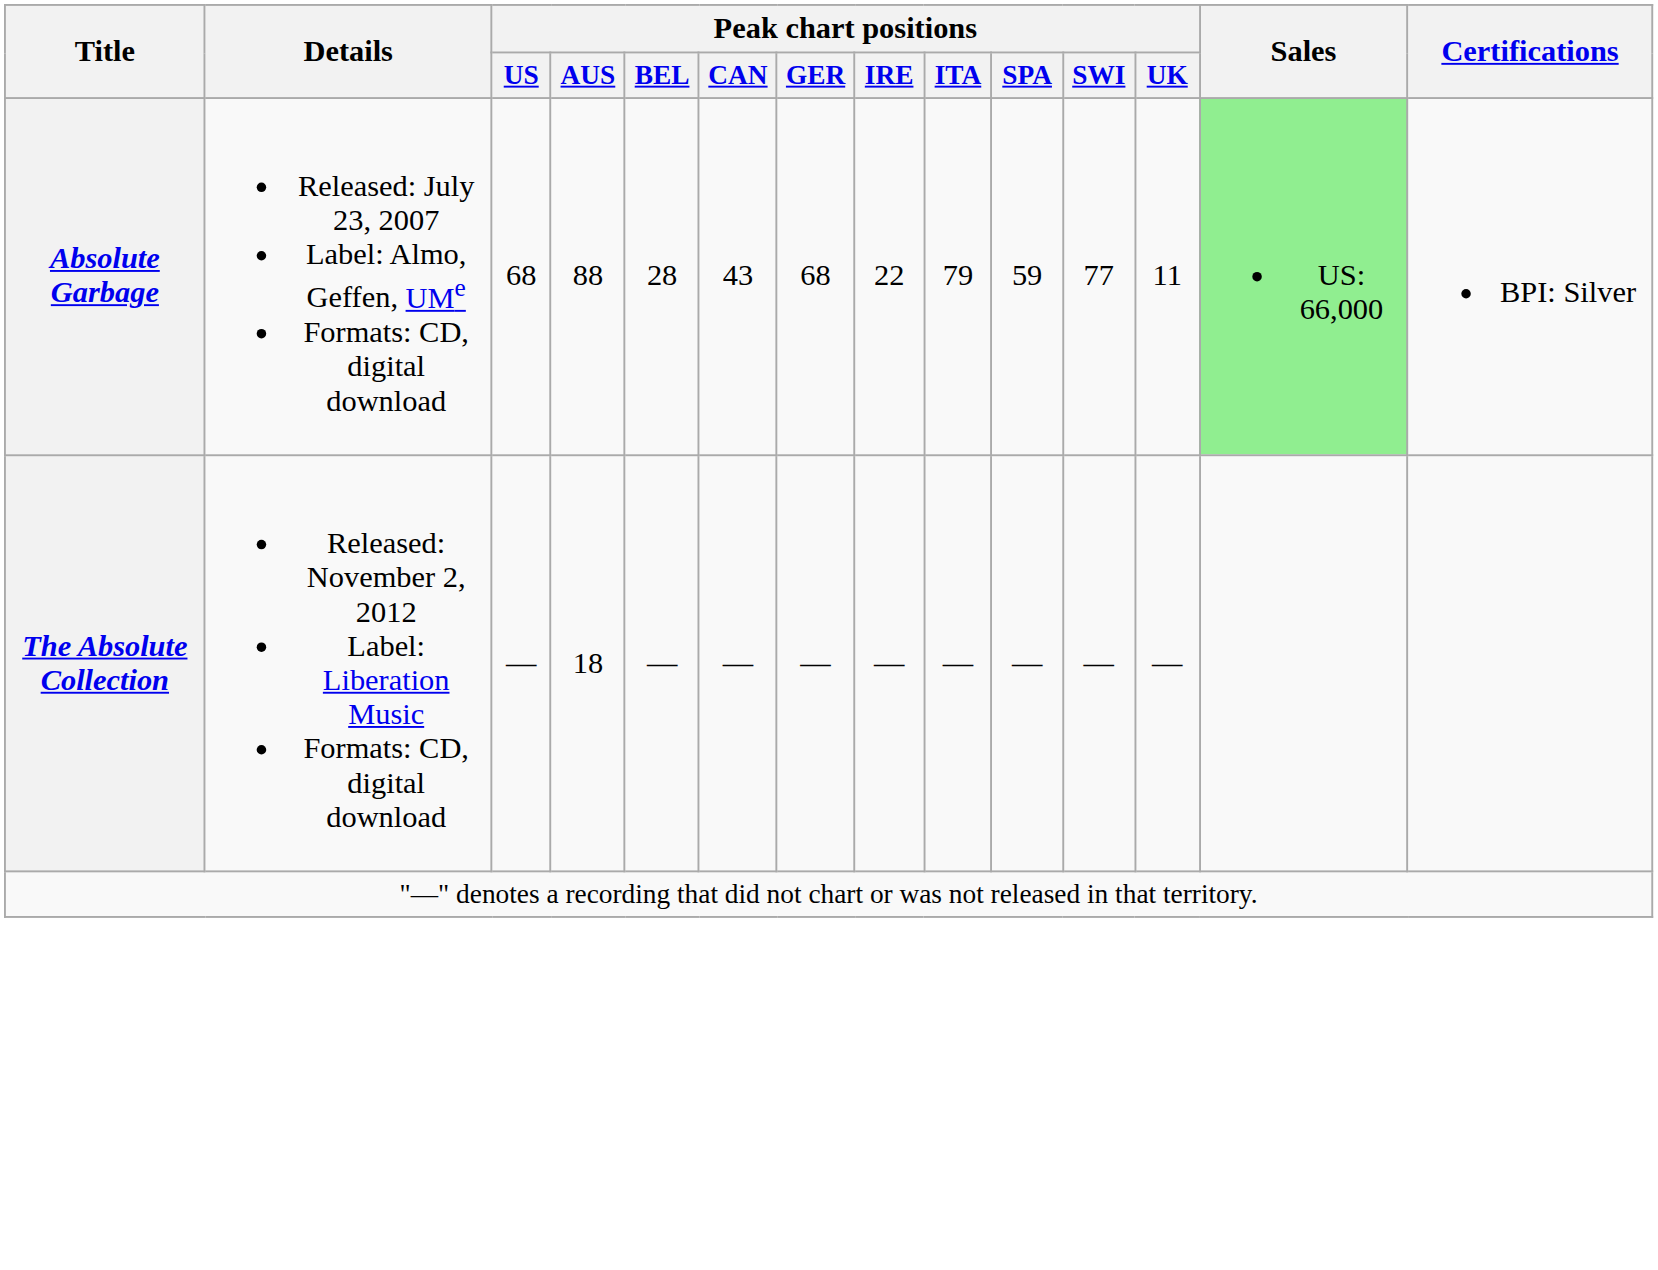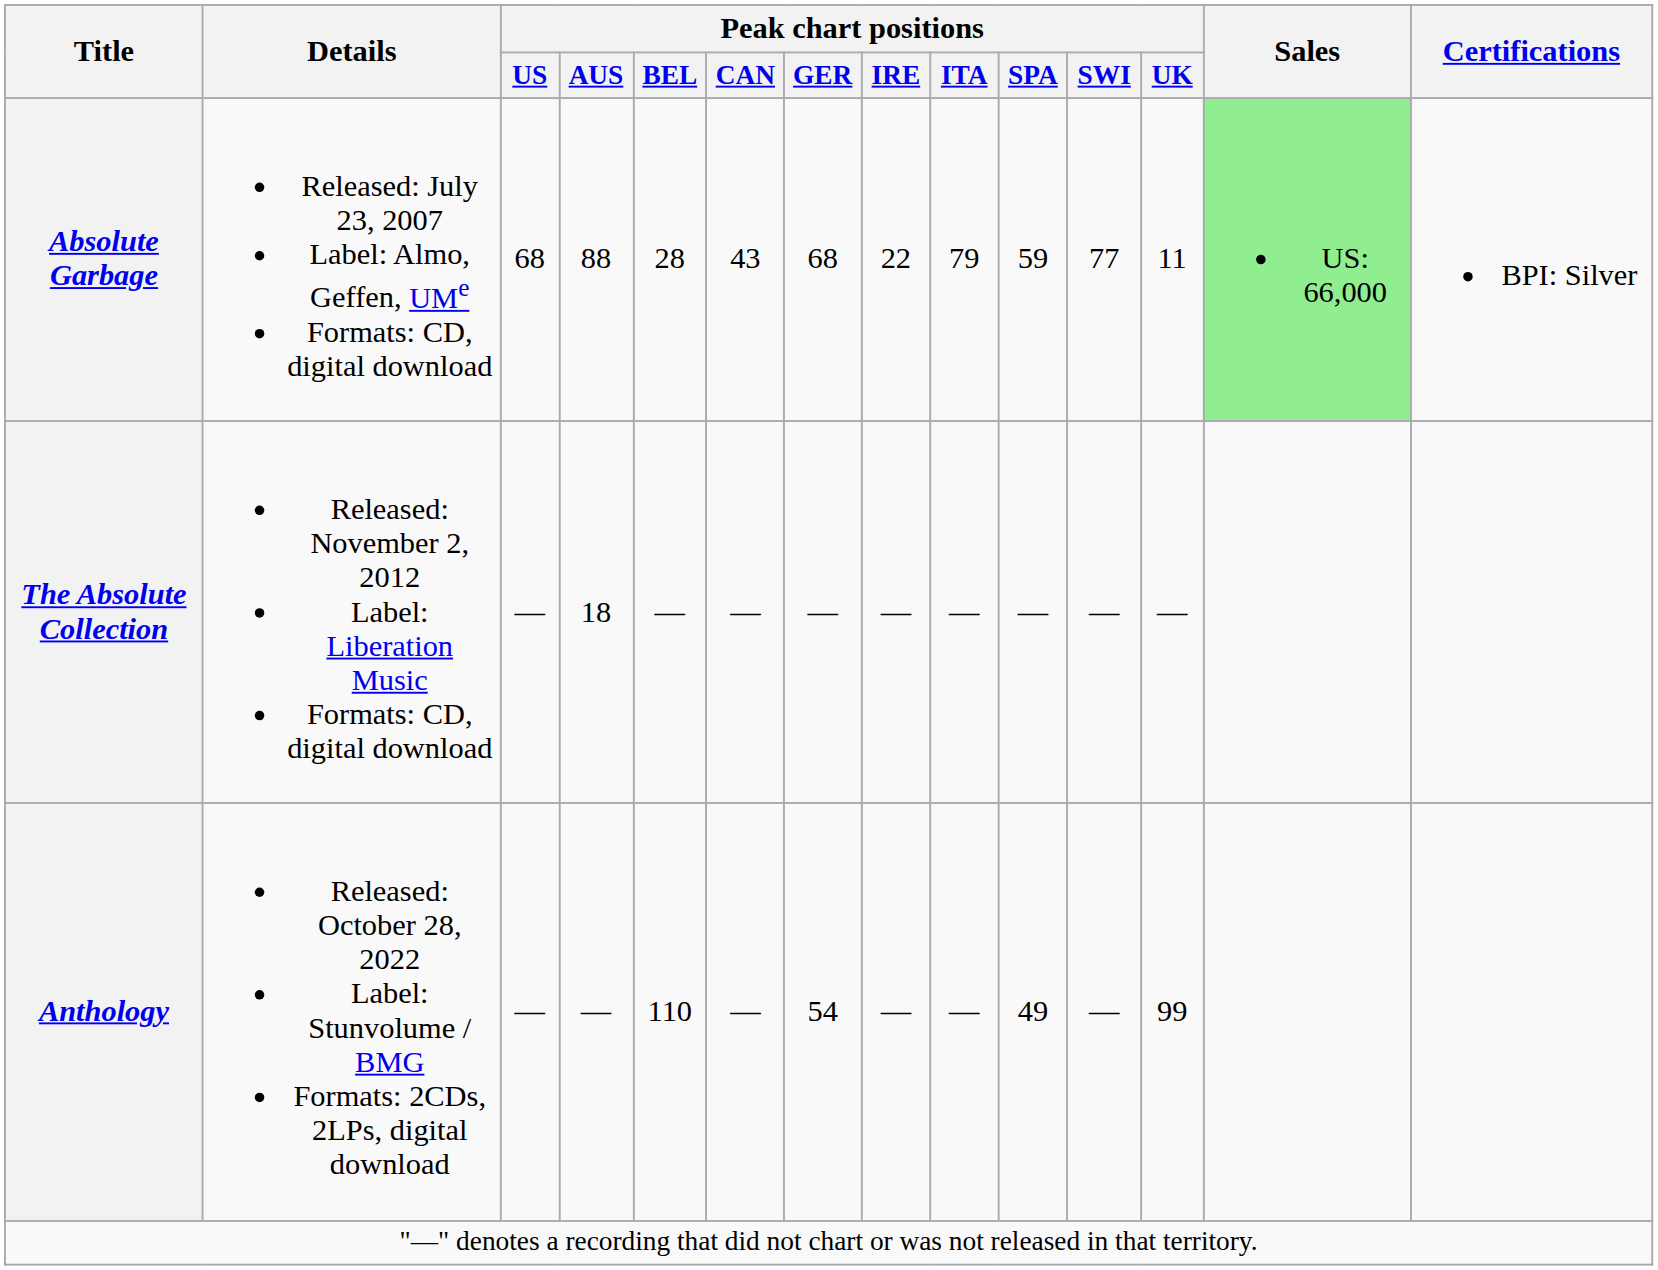+ row: (104, 1011)
